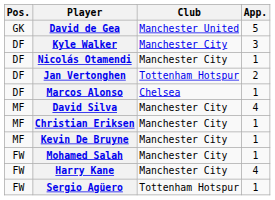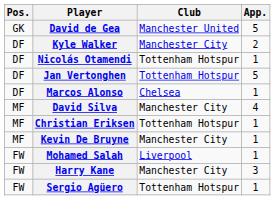(255, 44) 3 -> (255, 44) 2
(183, 60) Manchester City -> (189, 60) Tottenham Hotspur
(255, 76) 2 -> (255, 76) 5
(183, 124) Manchester City -> (189, 124) Tottenham Hotspur
(183, 155) Manchester City -> (166, 155) Liverpool
(255, 171) 4 -> (255, 171) 3
